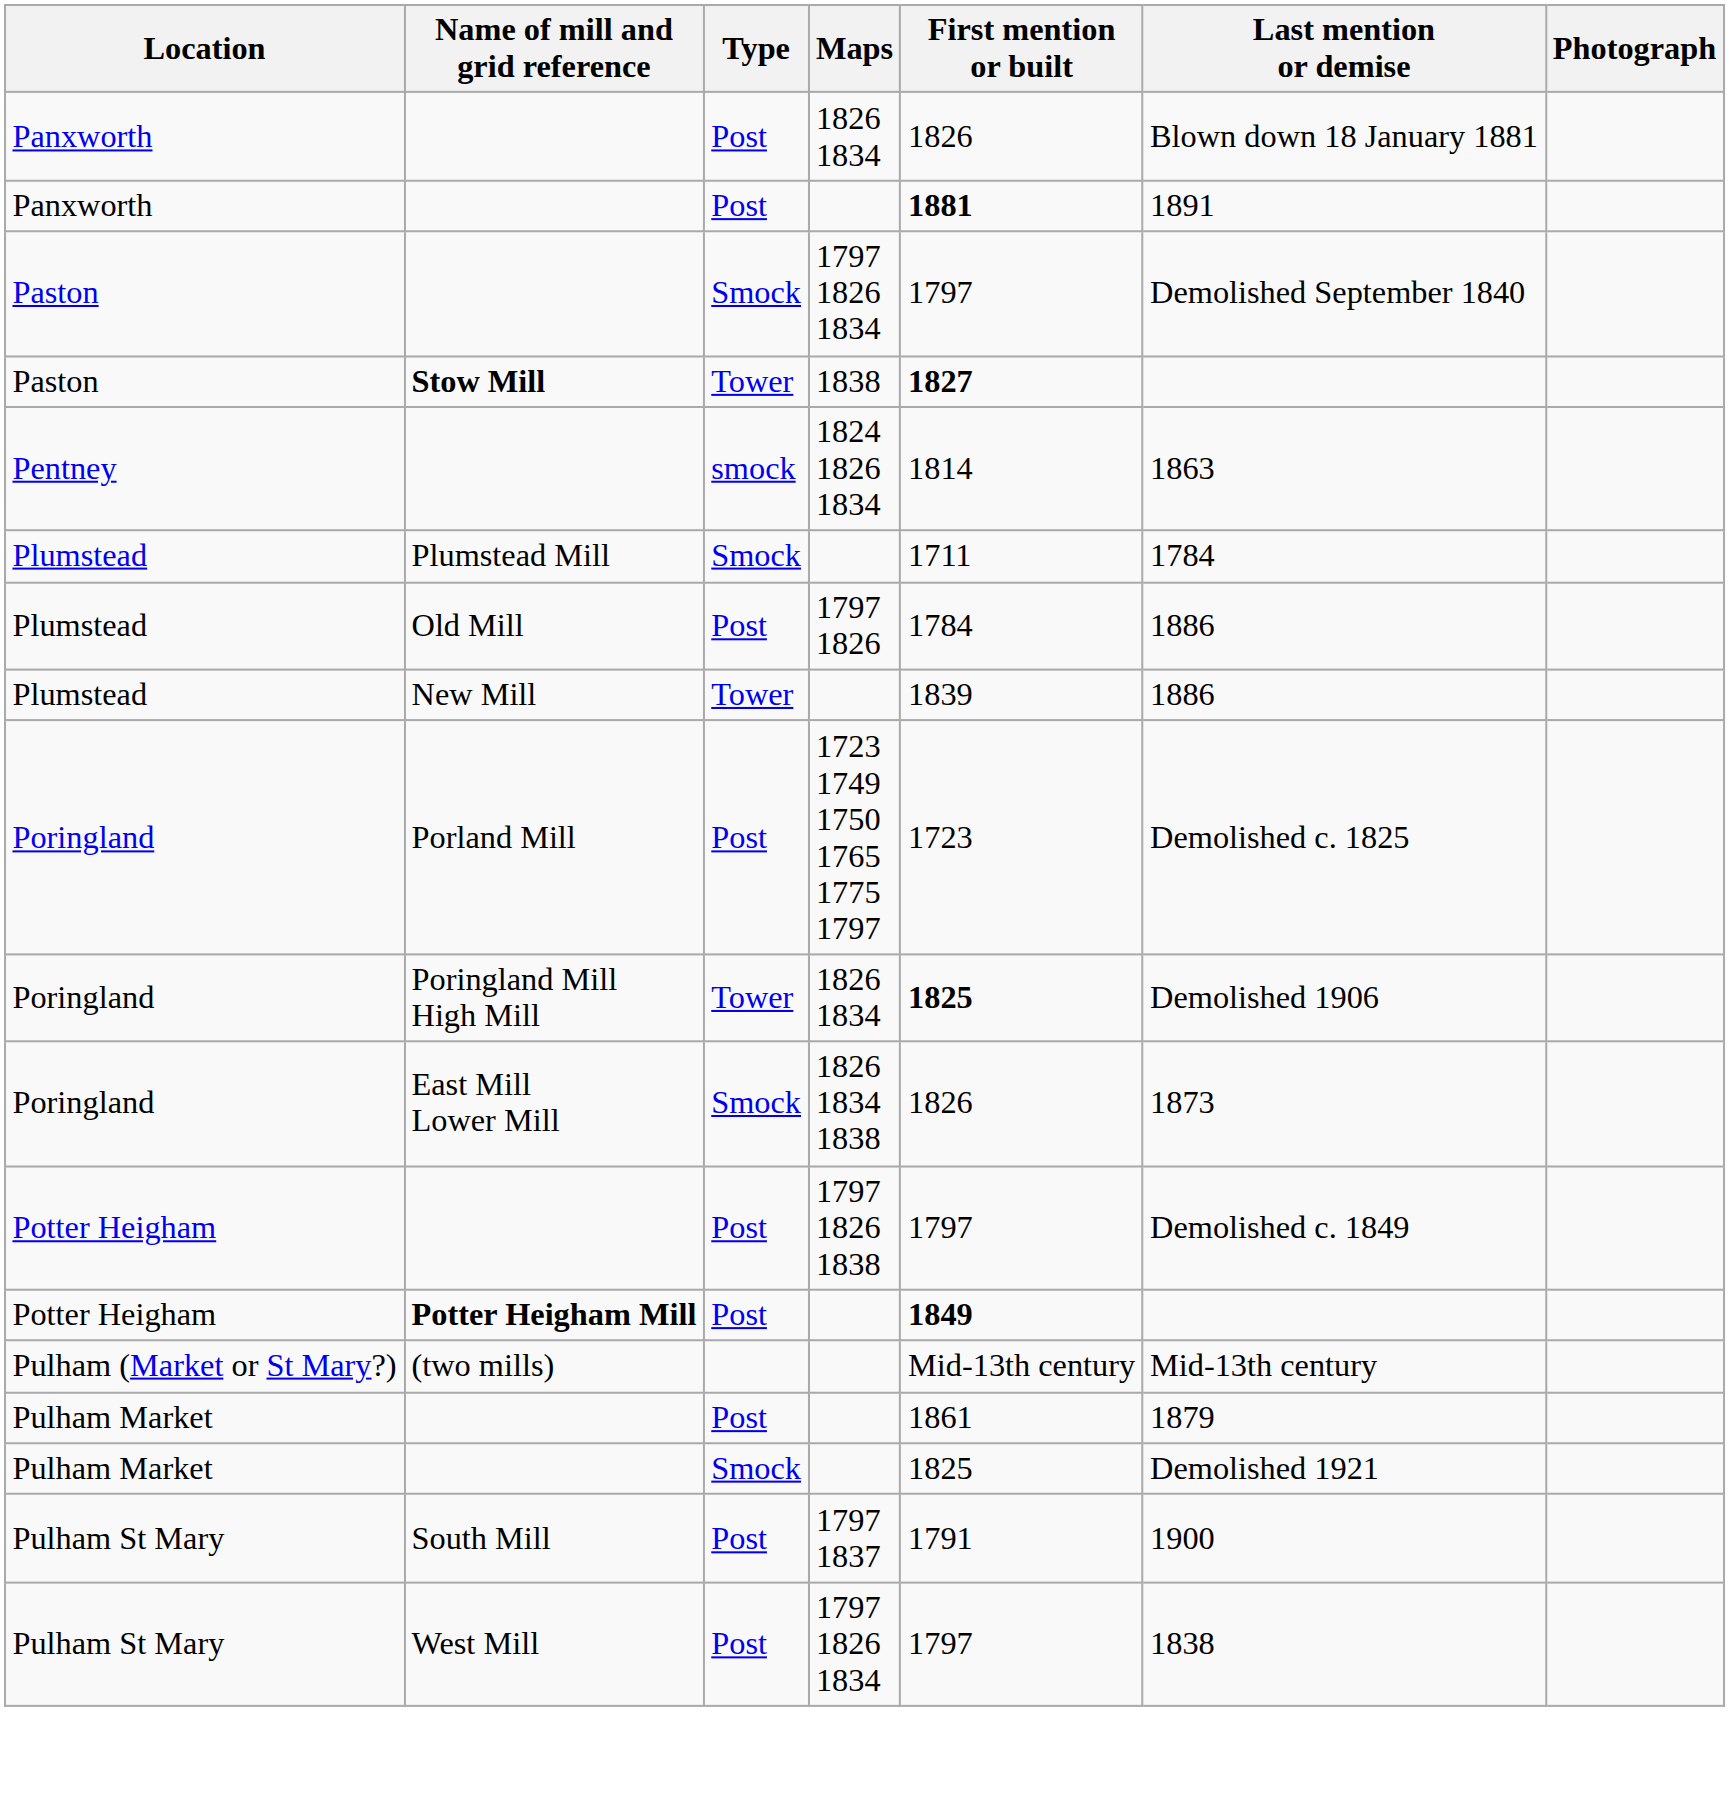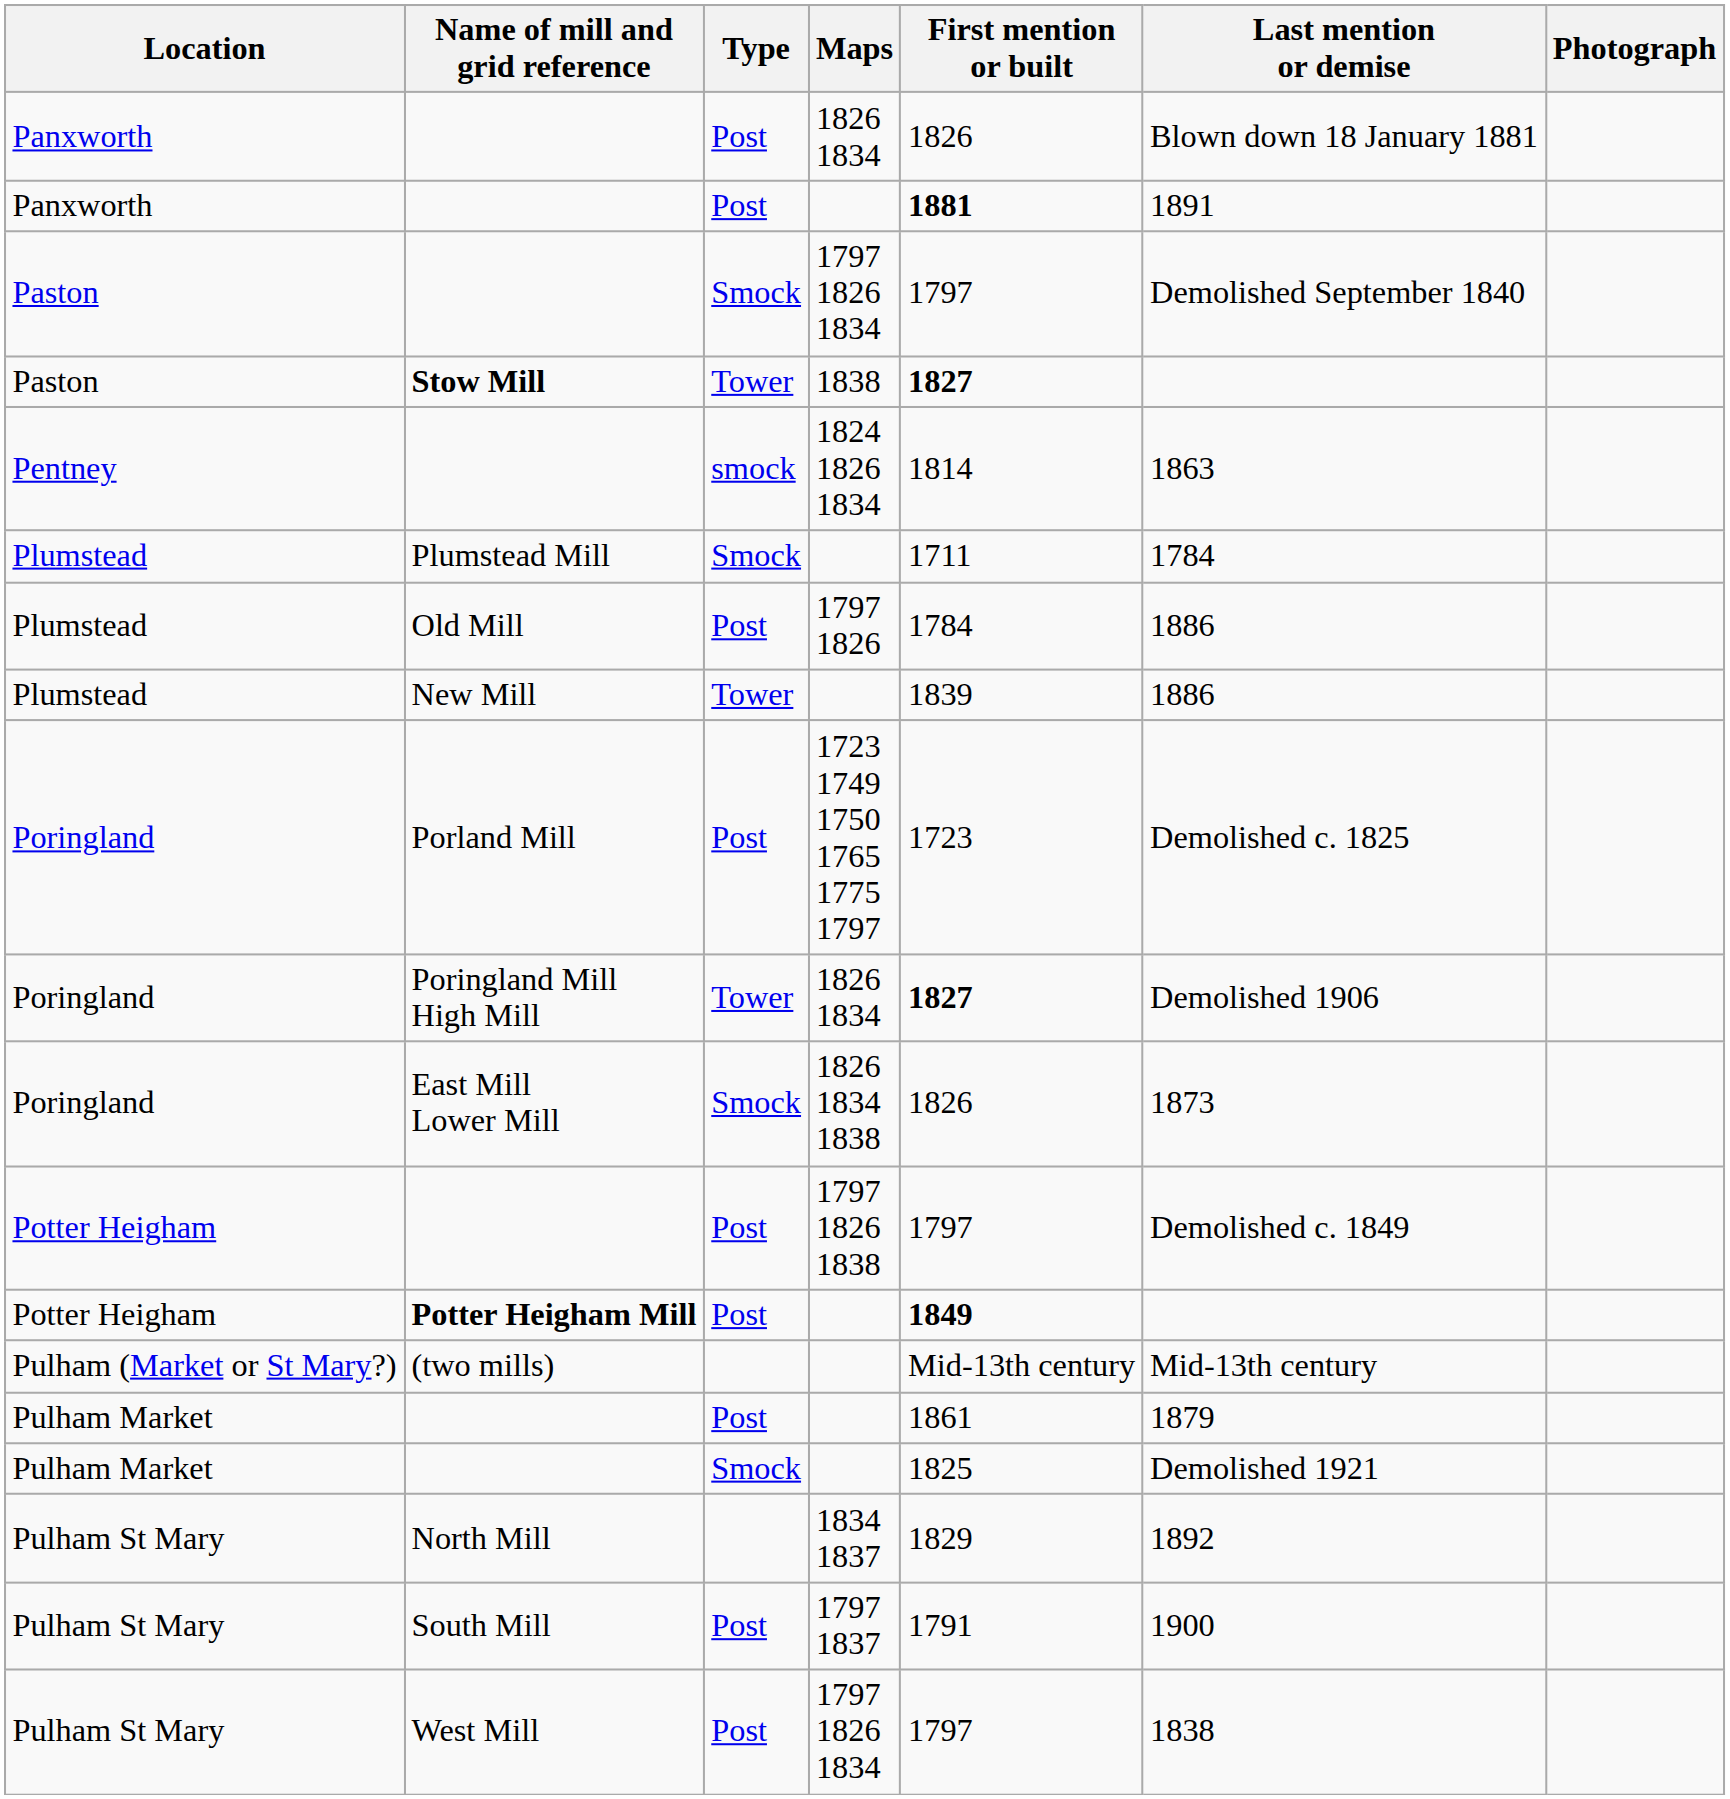(940, 997) 1825 -> (940, 997) 1827
+ row: (481, 1537)
